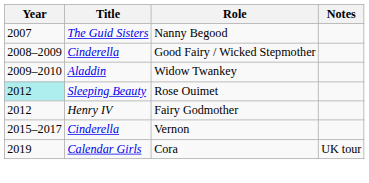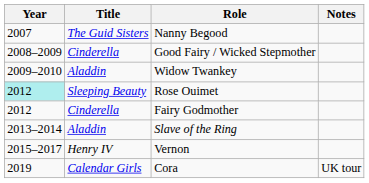(90, 110) Henry IV -> (93, 110) Cinderella
+ row: (196, 129)
(93, 129) Cinderella -> (90, 149) Henry IV
